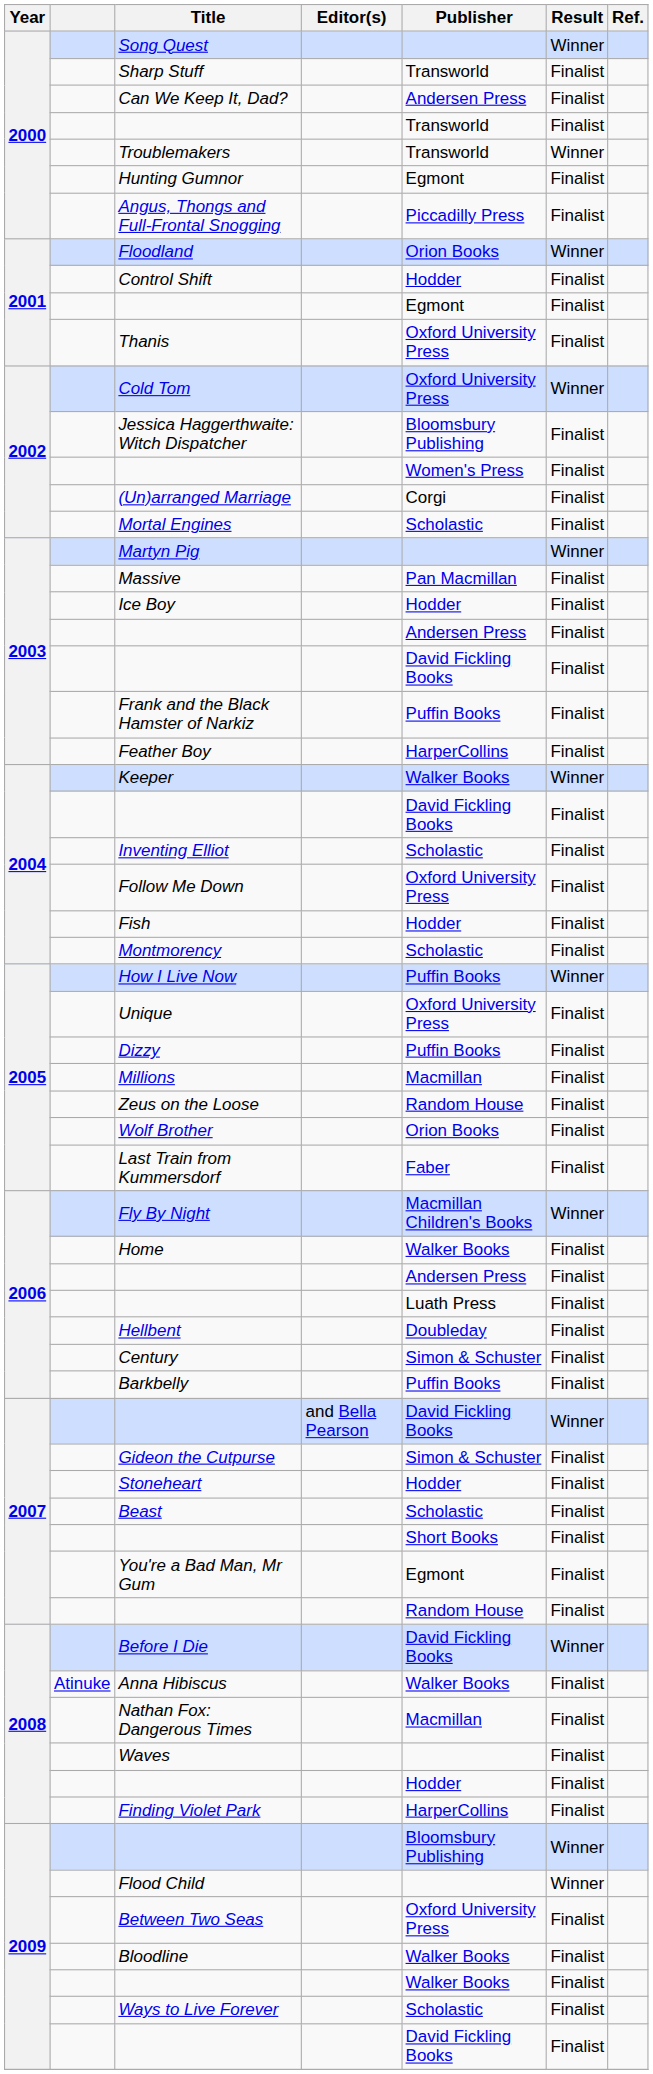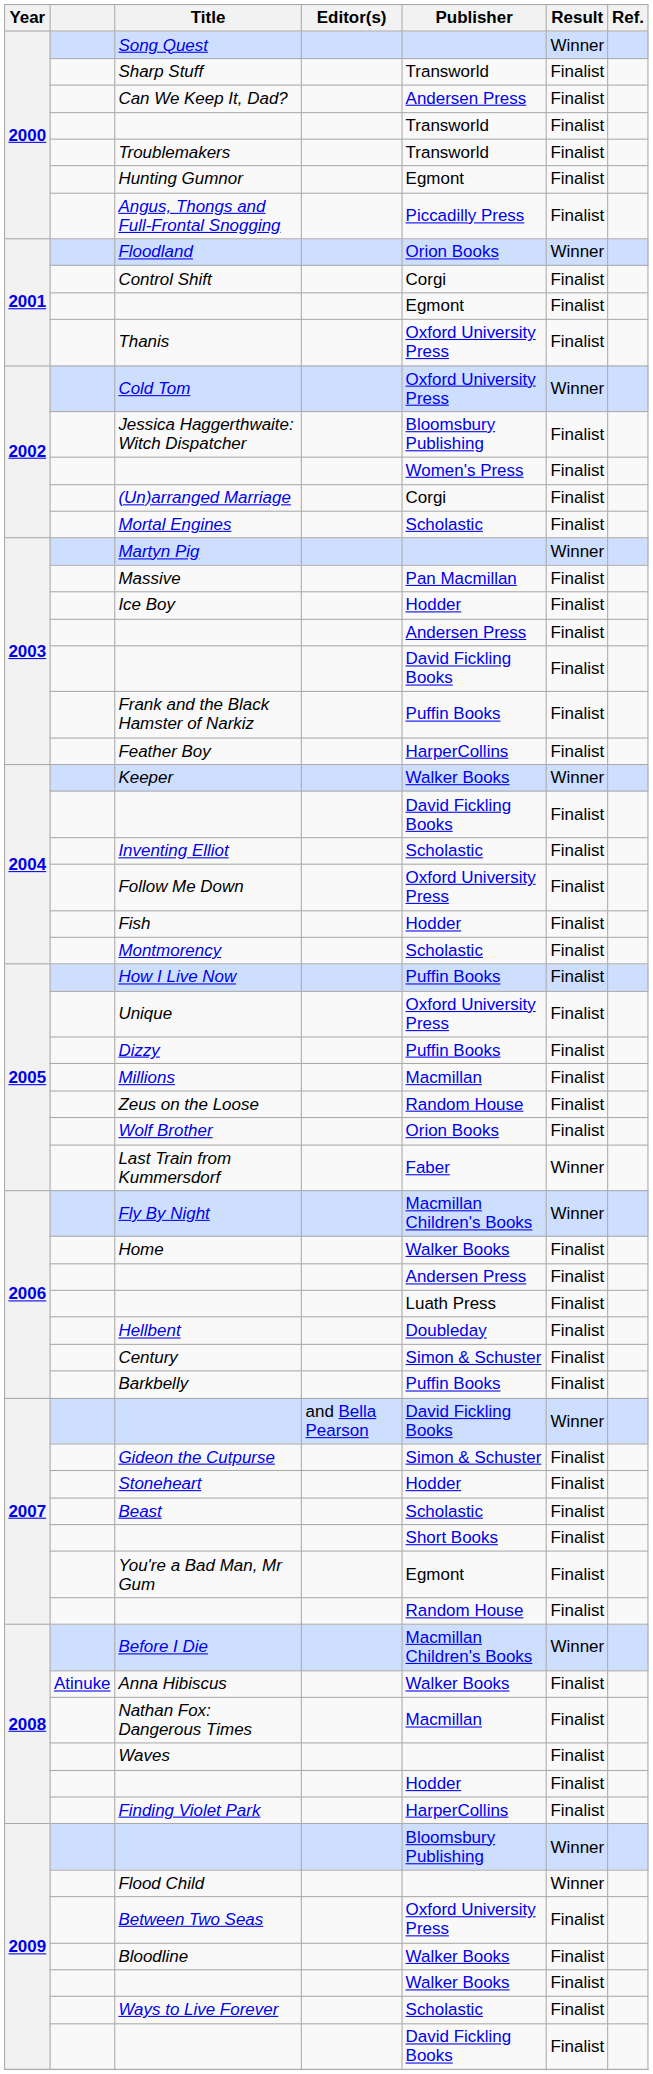(577, 152) Winner -> (577, 152) Finalist
(433, 279) Hodder -> (426, 279) Corgi
(577, 977) Winner -> (577, 977) Finalist
(577, 1167) Finalist -> (577, 1167) Winner
(458, 1647) David Fickling Books -> (469, 1647) Macmillan Children's Books
